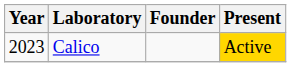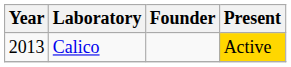(27, 47) 2023 -> (27, 47) 2013
